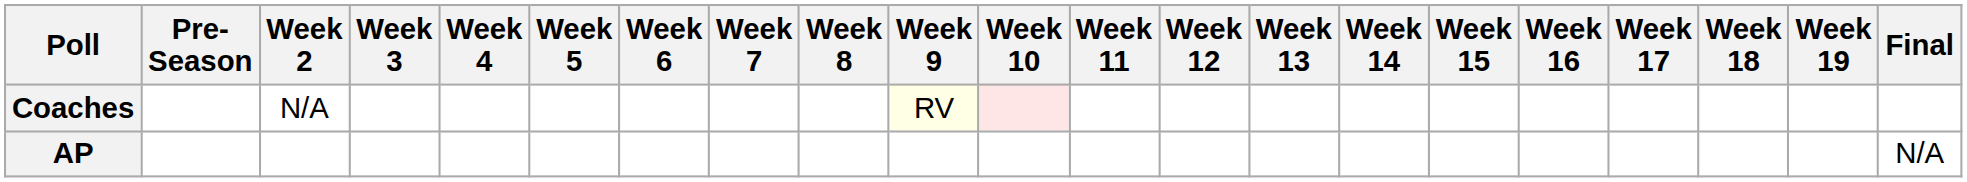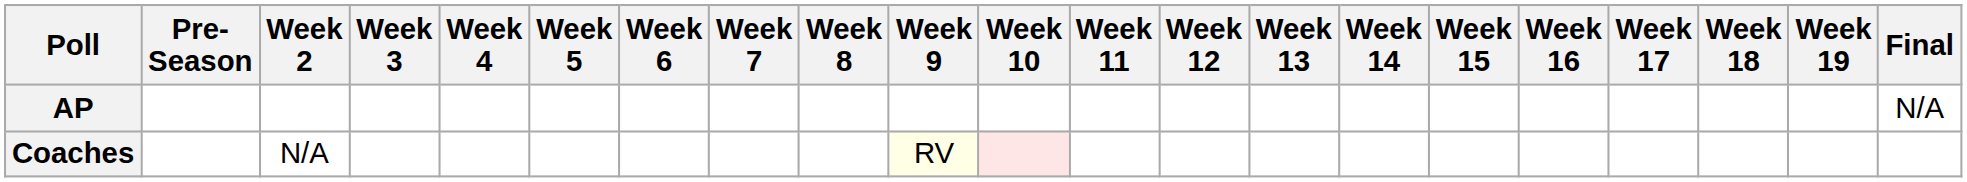rows swapped: (73, 154) <-> (73, 108)
